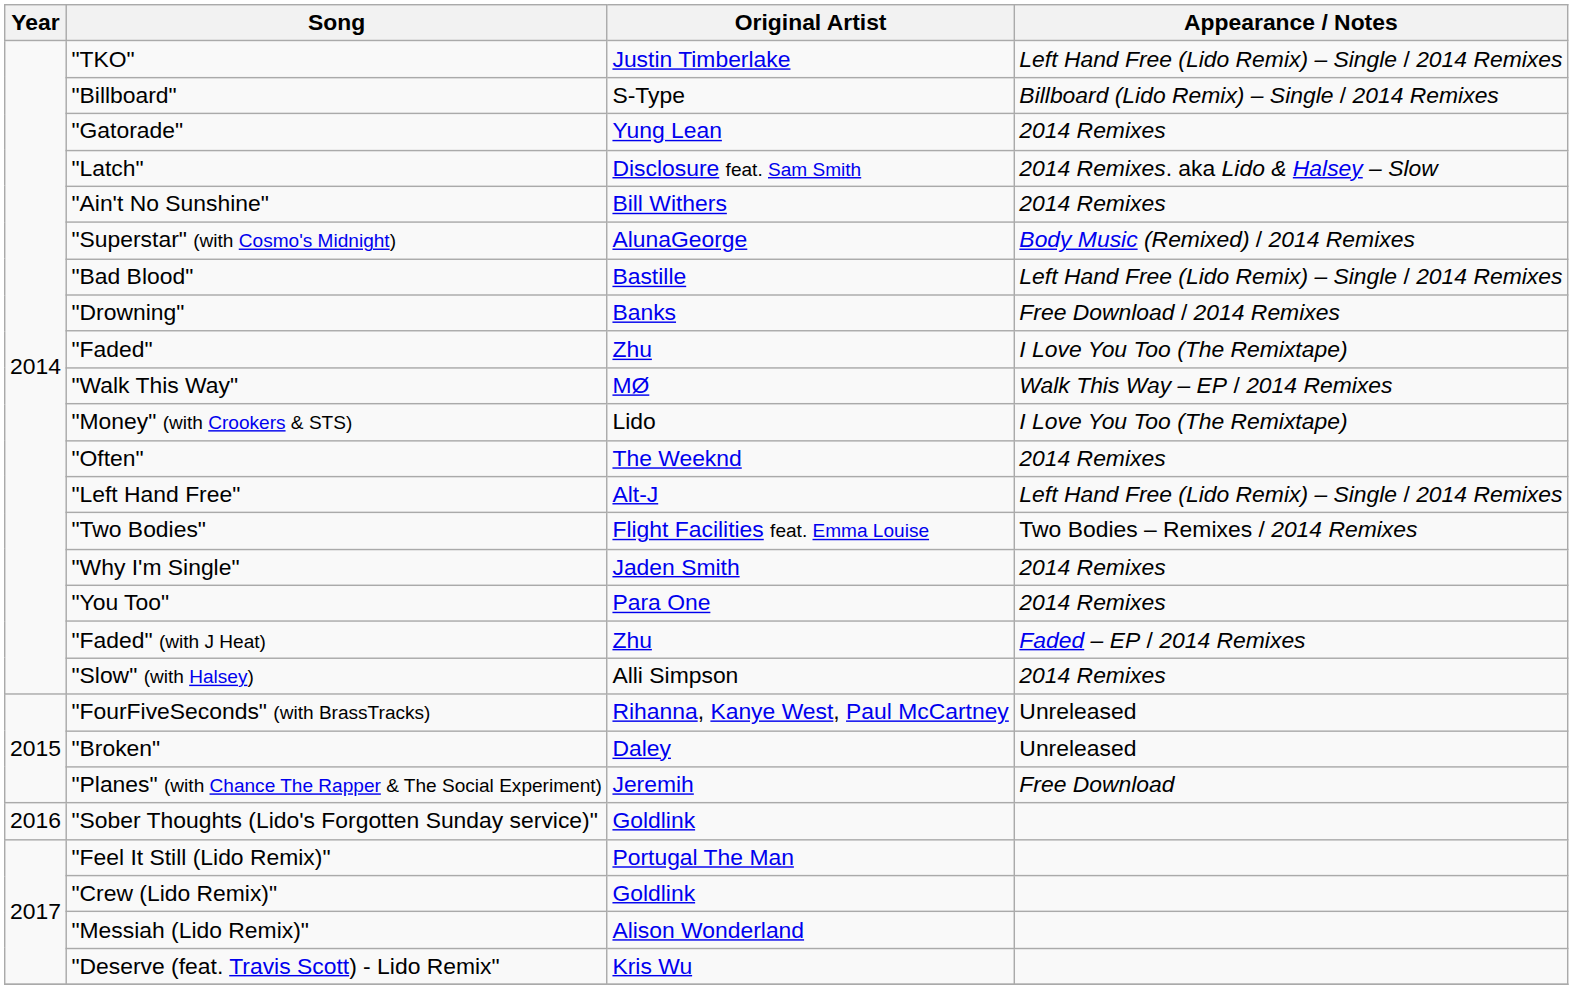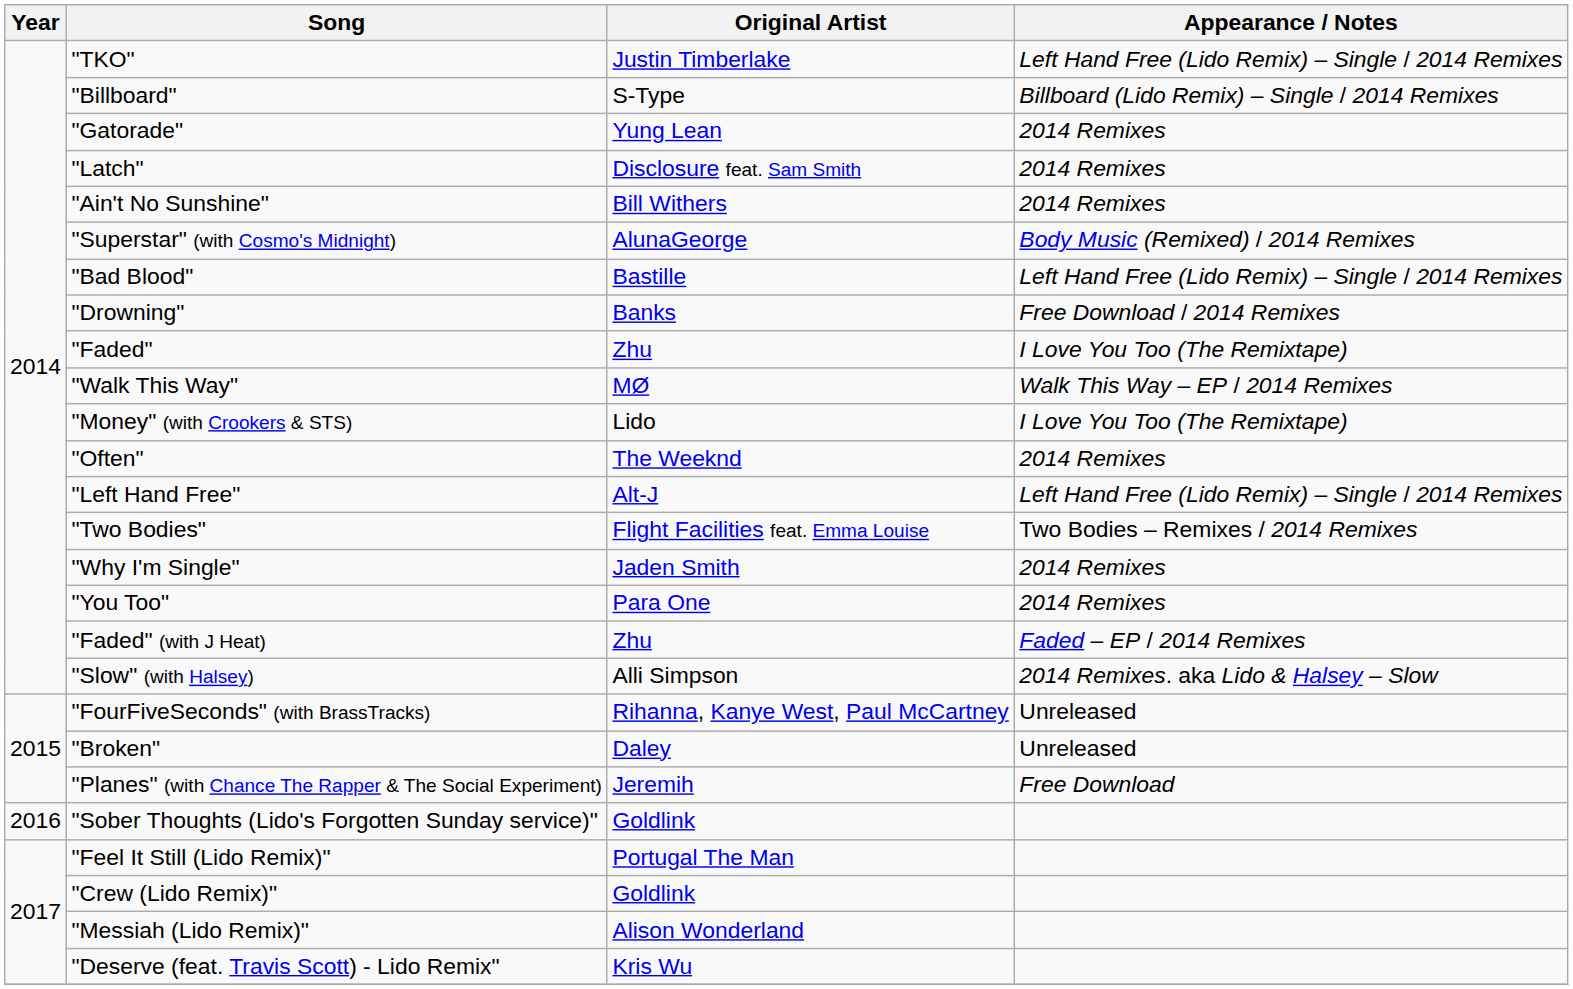(1229, 167) 2014 Remixes. aka Lido & Halsey – Slow -> (1092, 167) 2014 Remixes
(1092, 675) 2014 Remixes -> (1229, 675) 2014 Remixes. aka Lido & Halsey – Slow
